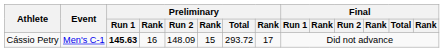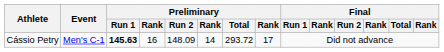(210, 40) 15 -> (210, 40) 14
